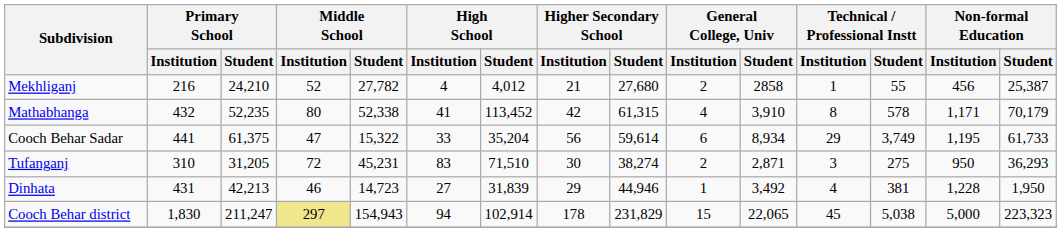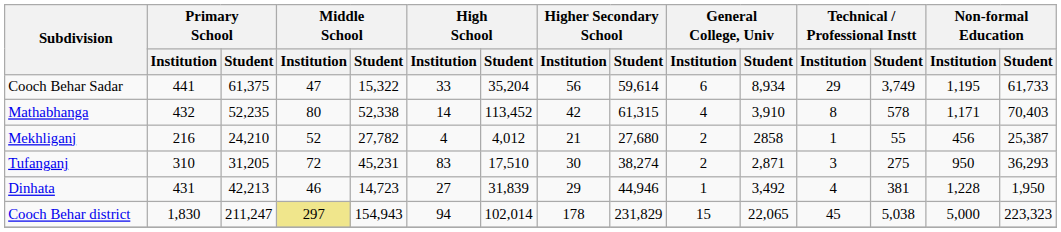rows swapped: (42, 86) <-> (66, 137)
(444, 112) 41 -> (444, 112) 14
(1028, 112) 70,179 -> (1028, 112) 70,403
(509, 163) 71,510 -> (509, 163) 17,510
(509, 214) 102,914 -> (509, 214) 102,014
